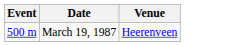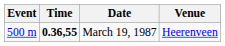+ column: (59, 13)
